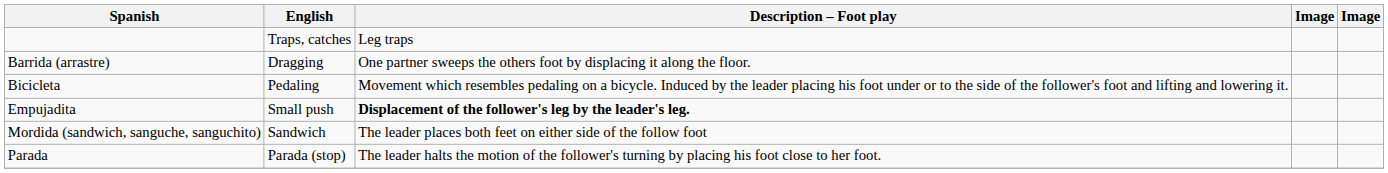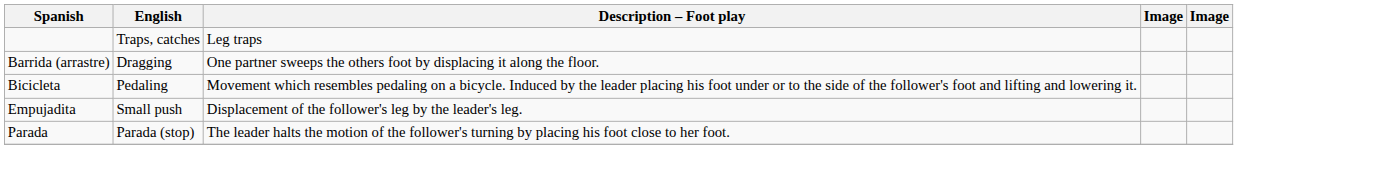(524, 109) bold -> (365, 109) normal
- row: (134, 132)
